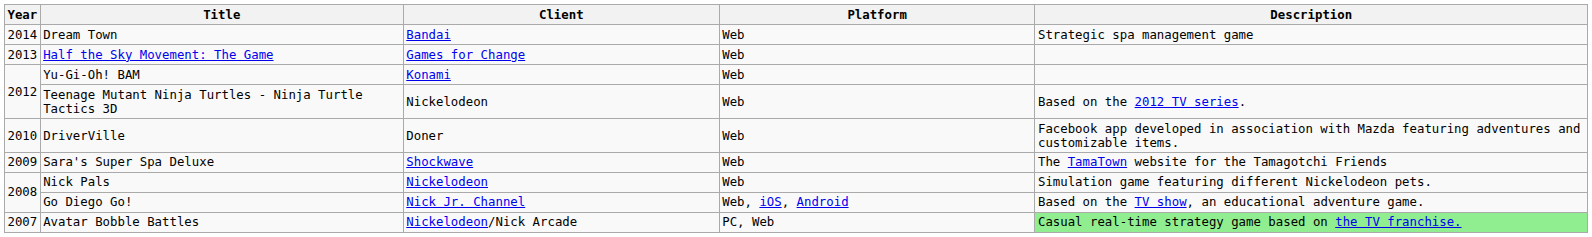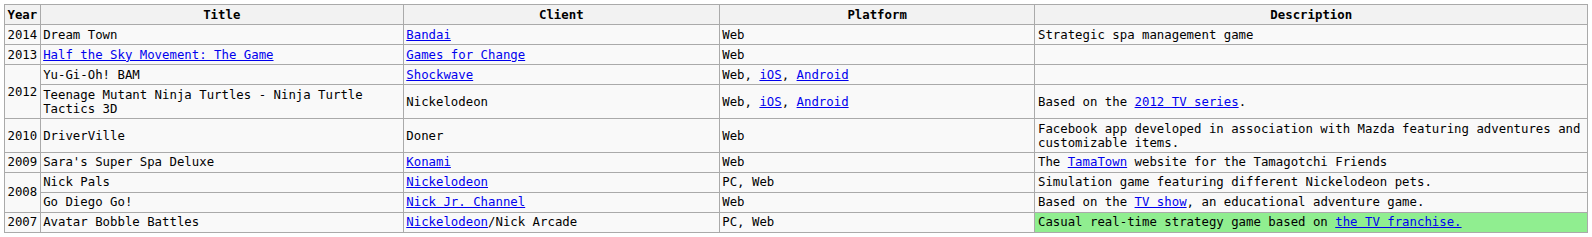(429, 75) Konami -> (440, 75) Shockwave
(733, 75) Web -> (785, 75) Web, iOS, Android
(733, 102) Web -> (785, 102) Web, iOS, Android
(440, 162) Shockwave -> (429, 162) Konami
(733, 182) Web -> (748, 182) PC, Web
(785, 202) Web, iOS, Android -> (733, 202) Web
